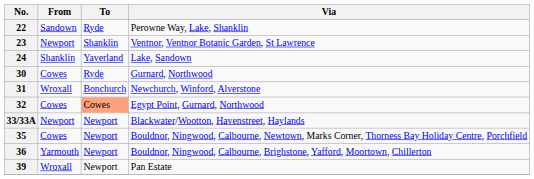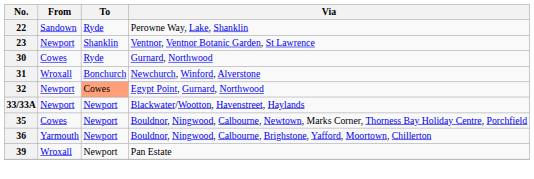- row: (21, 58)
(54, 105) Cowes -> (57, 89) Newport
